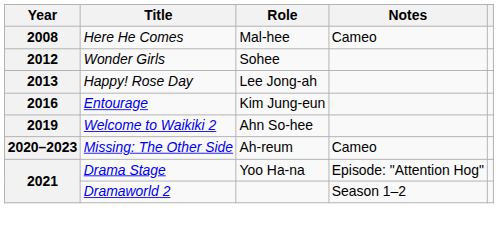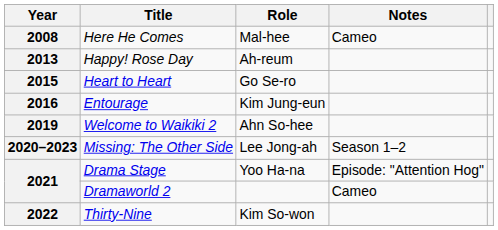- row: (42, 59)
(278, 81) Lee Jong-ah -> (266, 59) Ah-reum
+ row: (42, 81)
(266, 147) Ah-reum -> (278, 147) Lee Jong-ah
(354, 147) Cameo -> (369, 147) Season 1–2
(369, 192) Season 1–2 -> (354, 192) Cameo
+ row: (42, 214)
